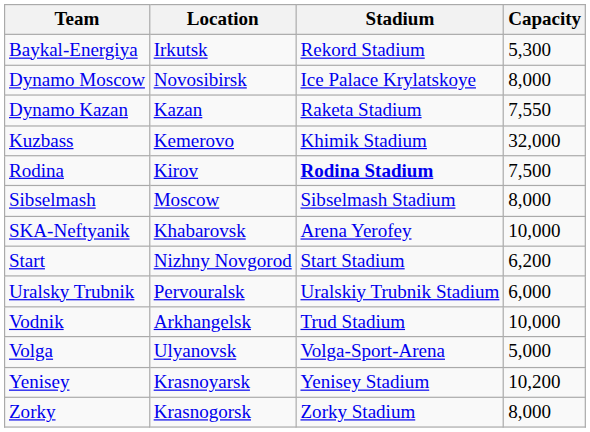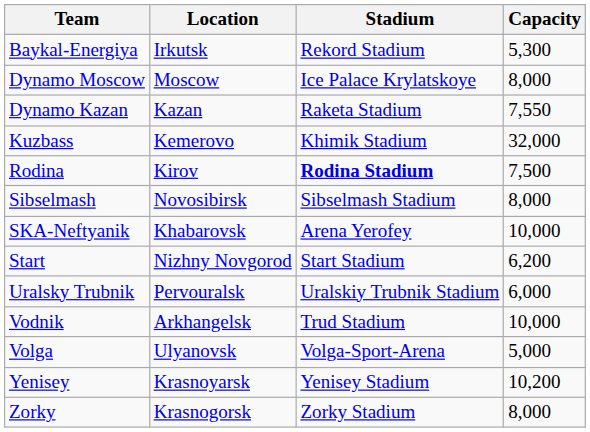(200, 79) Novosibirsk -> (186, 79) Moscow
(186, 200) Moscow -> (200, 200) Novosibirsk
